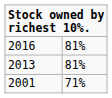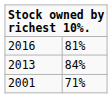(75, 65) 81% -> (75, 65) 84%
